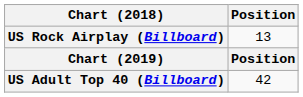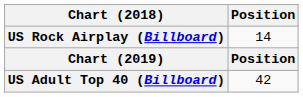(263, 37) 13 -> (263, 37) 14
